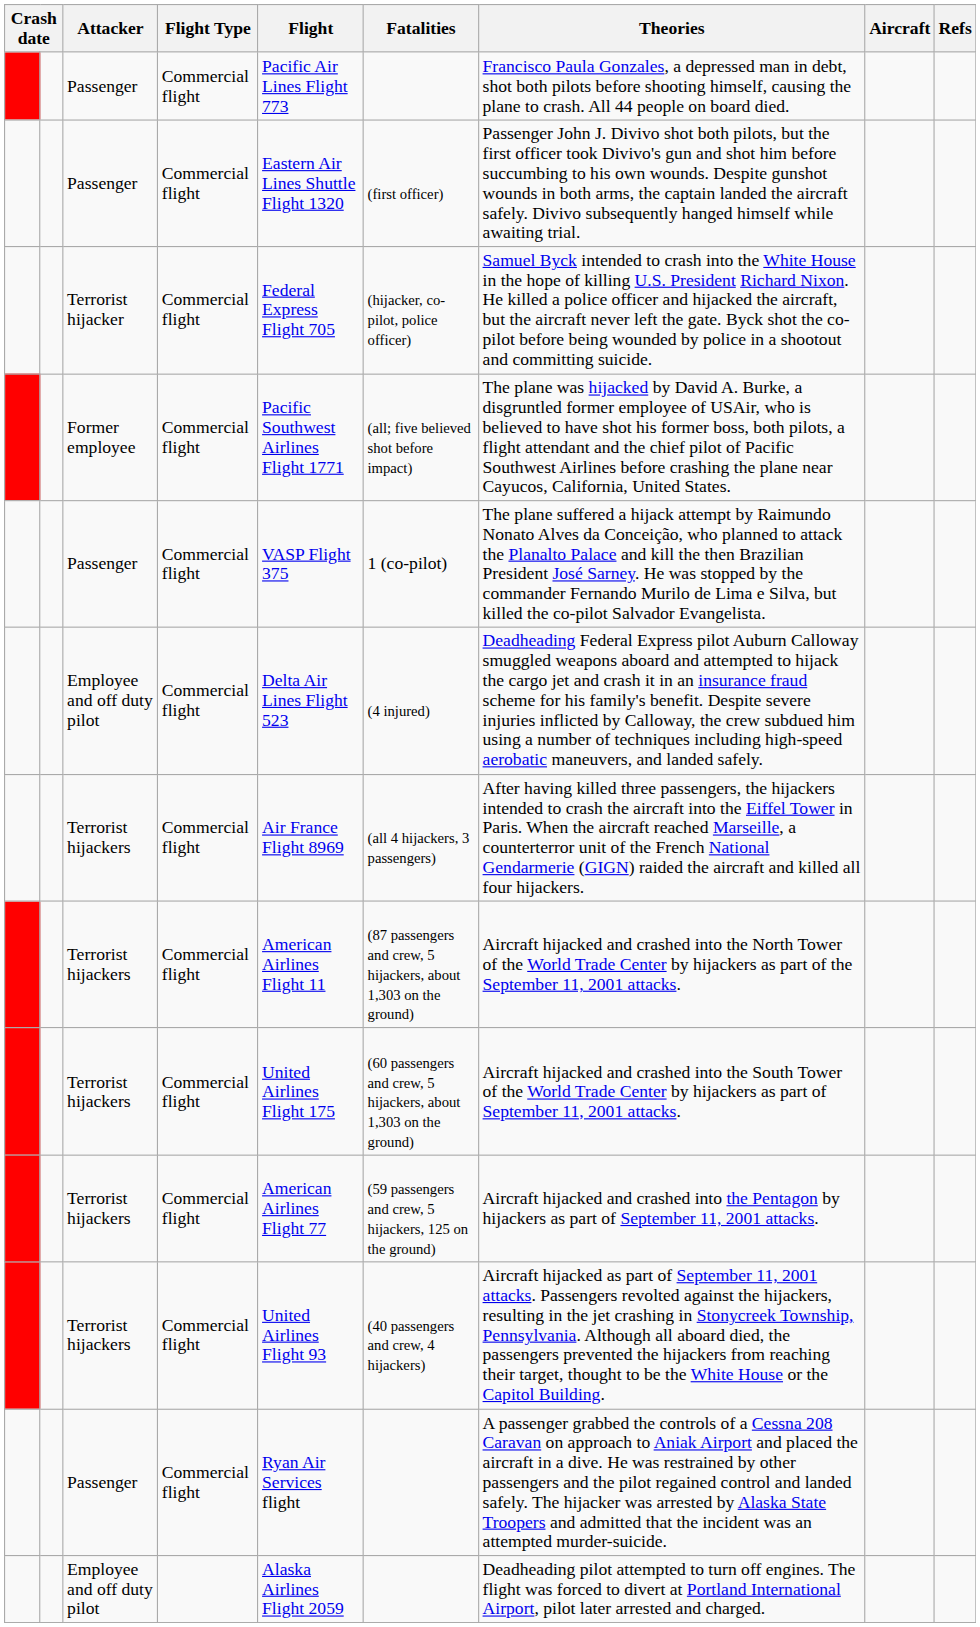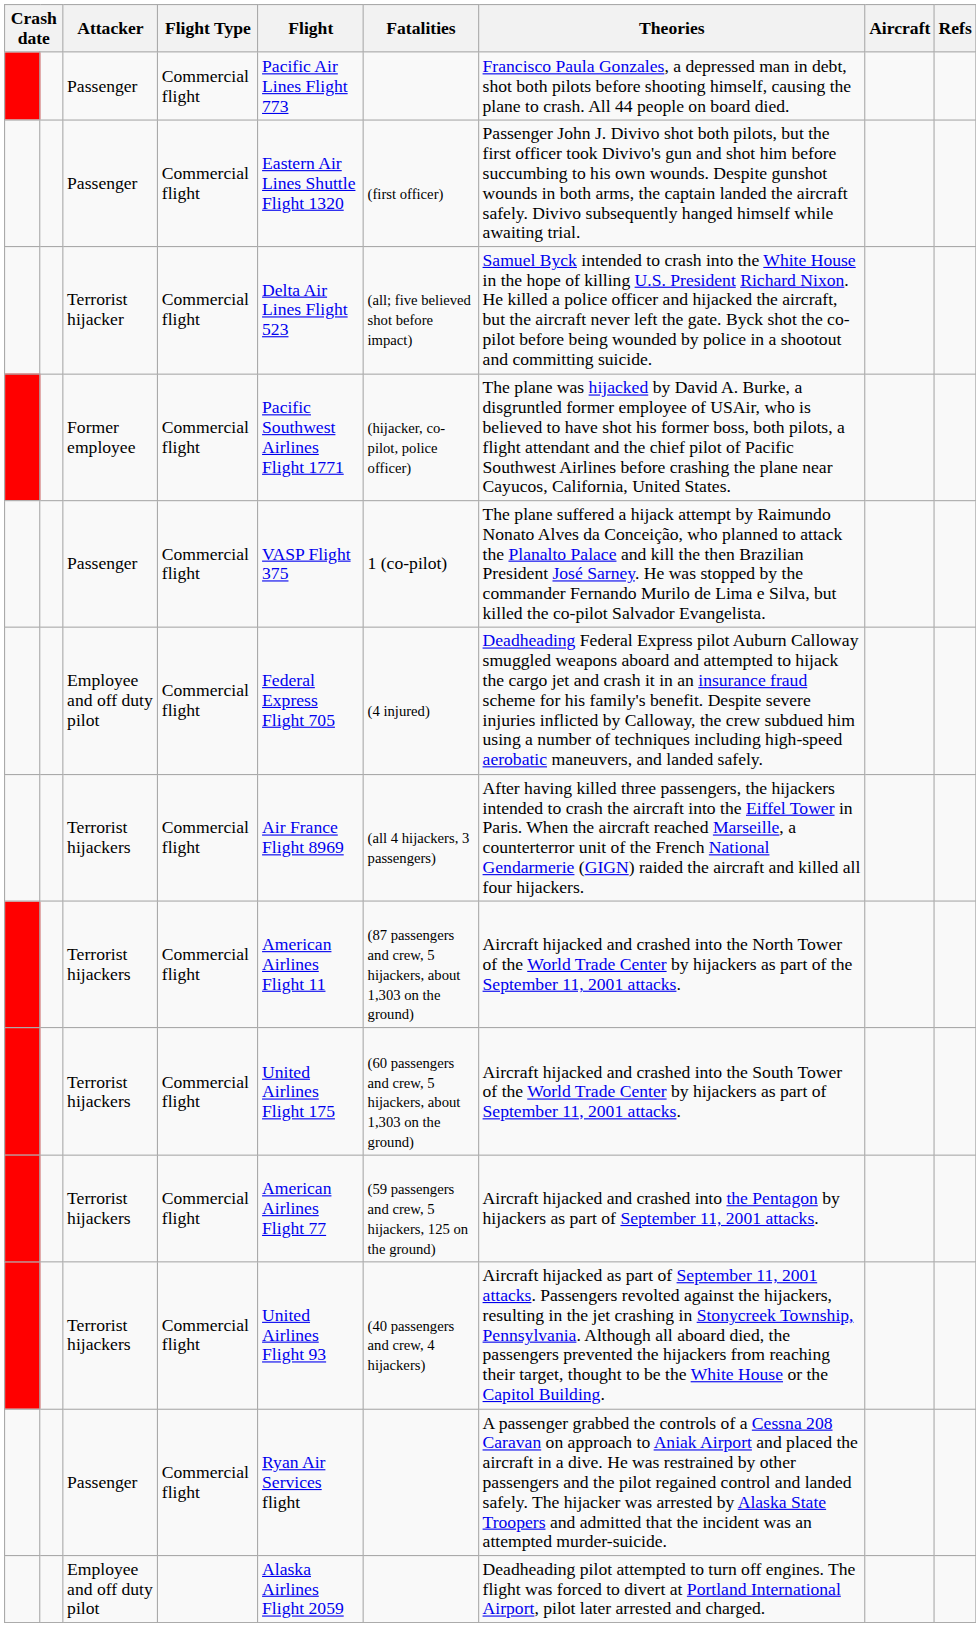(298, 310) Federal Express Flight 705 -> (305, 310) Delta Air Lines Flight 523
(406, 321) (hijacker, co-pilot, police officer) -> (419, 321) (all; five believed shot before impact)
(419, 448) (all; five believed shot before impact) -> (406, 448) (hijacker, co-pilot, police officer)
(305, 700) Delta Air Lines Flight 523 -> (298, 700) Federal Express Flight 705
